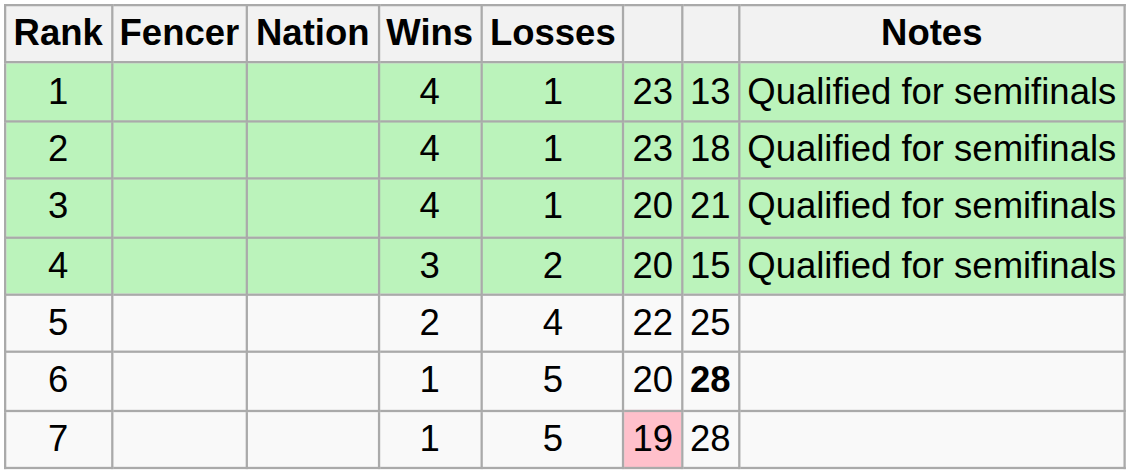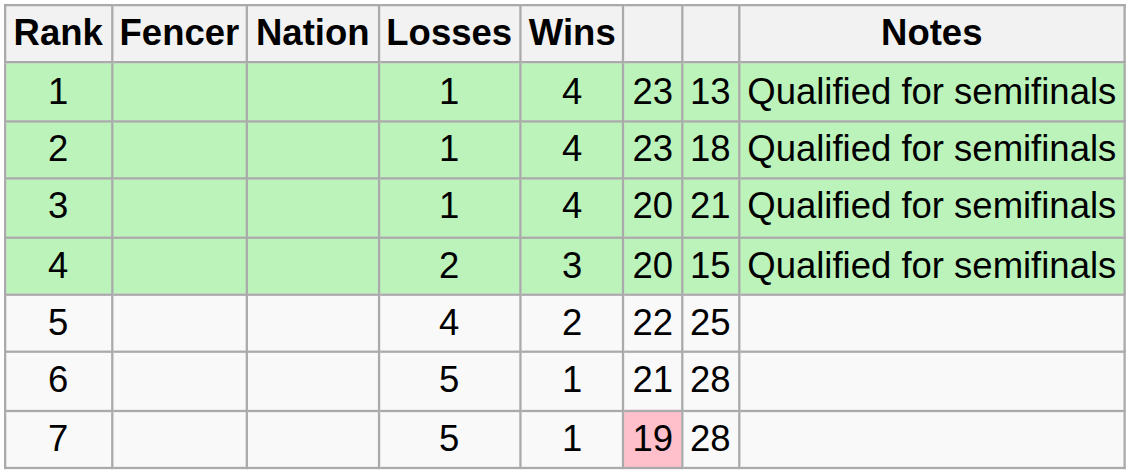columns swapped: (430, 33) <-> (553, 33)
(653, 380) 20 -> (653, 380) 21
(710, 380) bold -> (710, 380) normal
